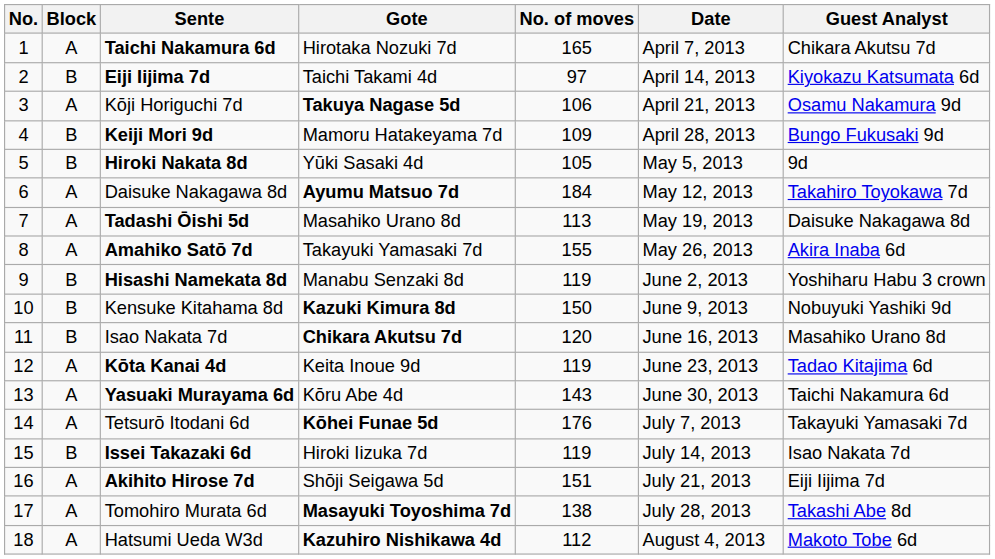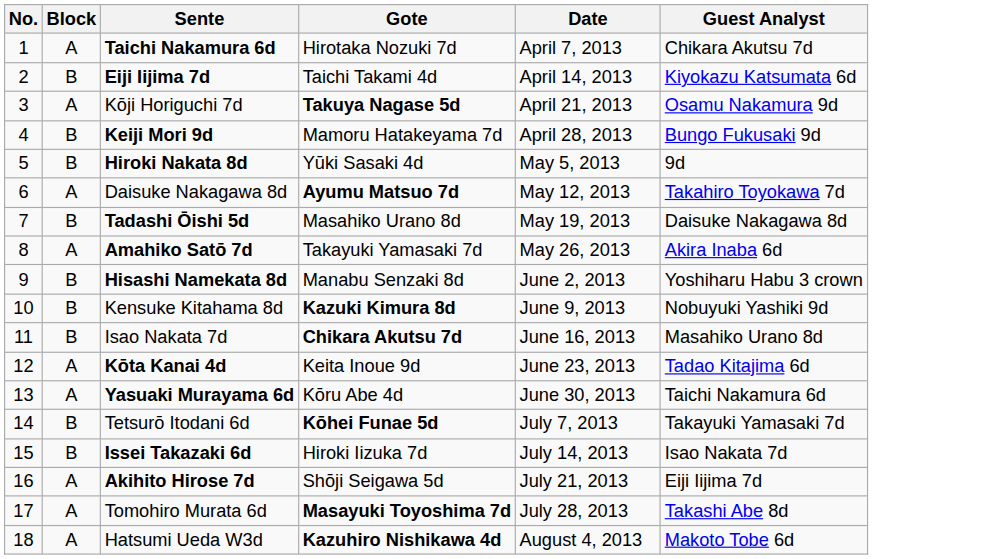- column: (577, 18)
(71, 221) A -> (71, 221) B
(71, 423) A -> (71, 423) B
